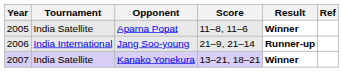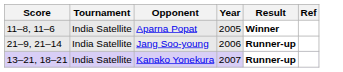columns swapped: (18, 13) <-> (230, 13)
(73, 44) India International -> (102, 44) India Satellite
(282, 60) Winner -> (271, 60) Runner-up
